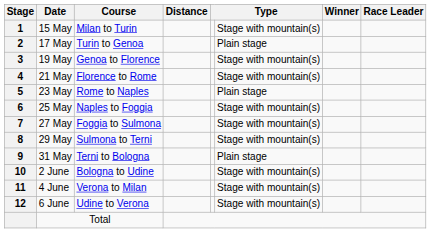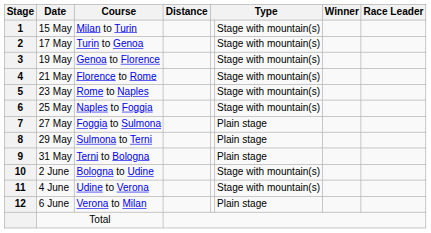(242, 44) Plain stage -> (269, 44) Stage with mountain(s)
(242, 92) Plain stage -> (269, 92) Stage with mountain(s)
(269, 124) Stage with mountain(s) -> (242, 124) Plain stage
(269, 140) Stage with mountain(s) -> (242, 140) Plain stage
(111, 188) Verona to Milan -> (113, 188) Udine to Verona
(113, 204) Udine to Verona -> (111, 204) Verona to Milan
(269, 204) Stage with mountain(s) -> (242, 204) Plain stage
